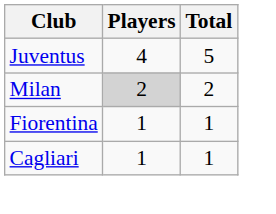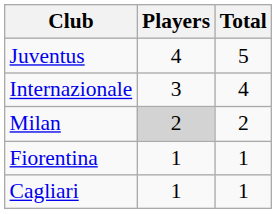+ row: (71, 89)
